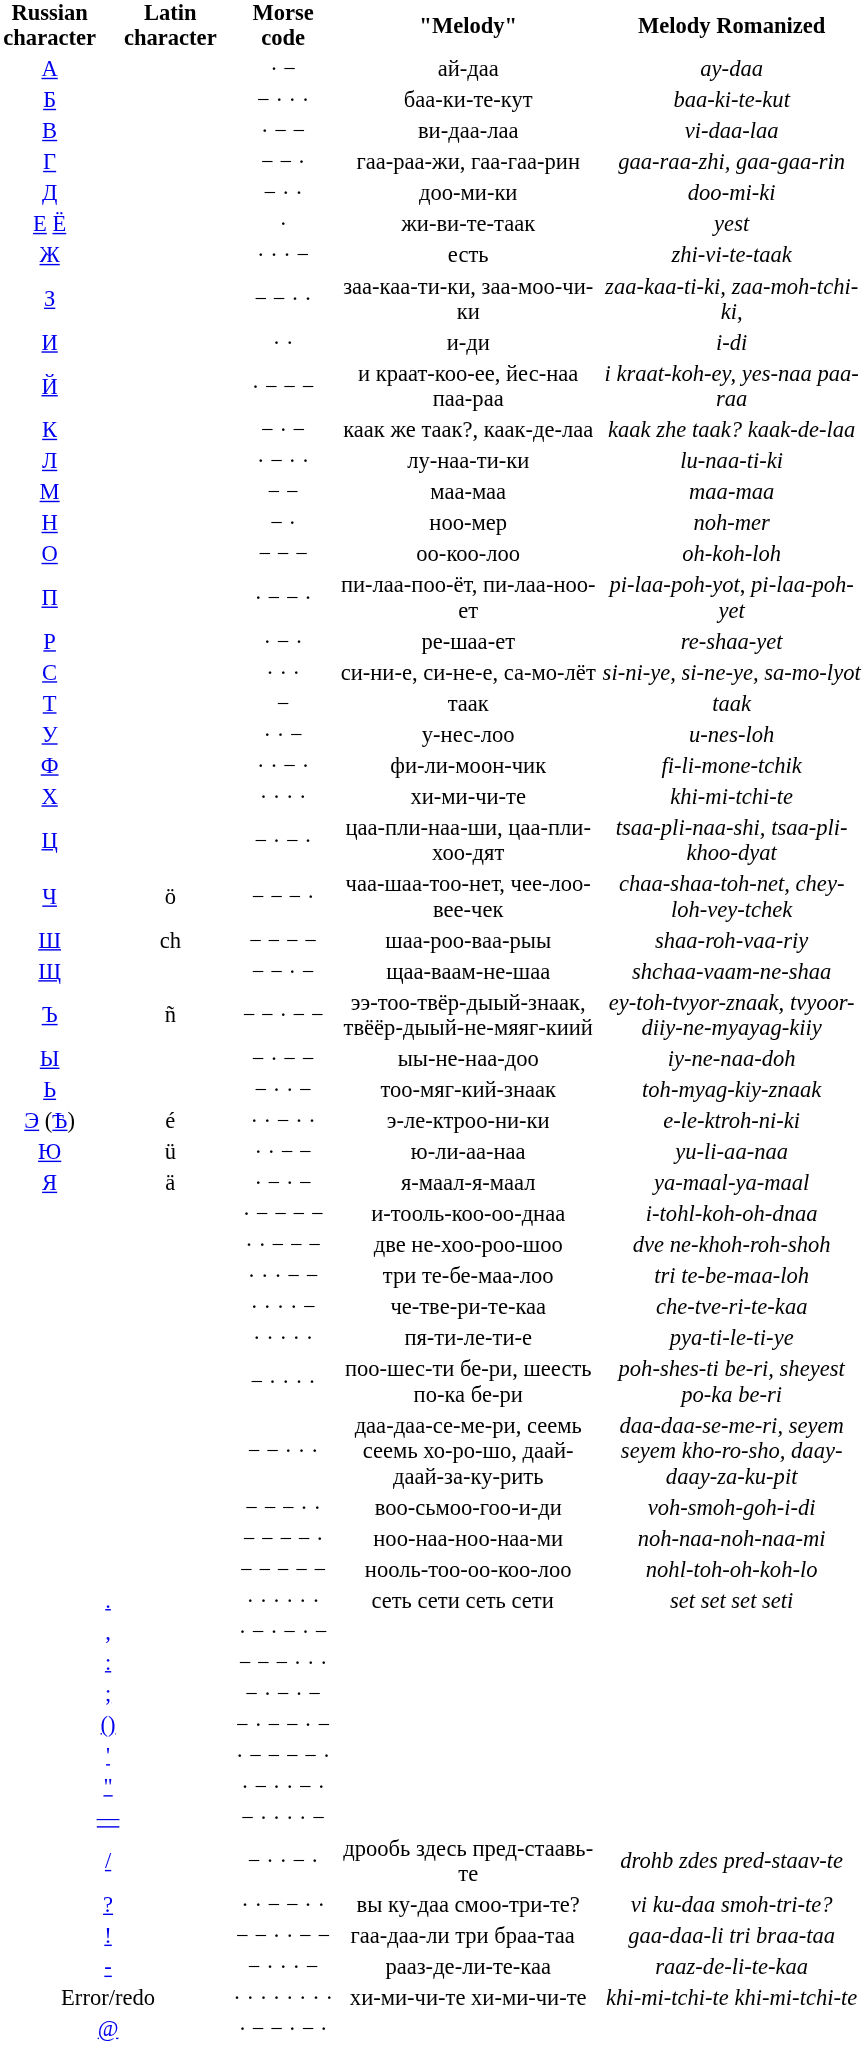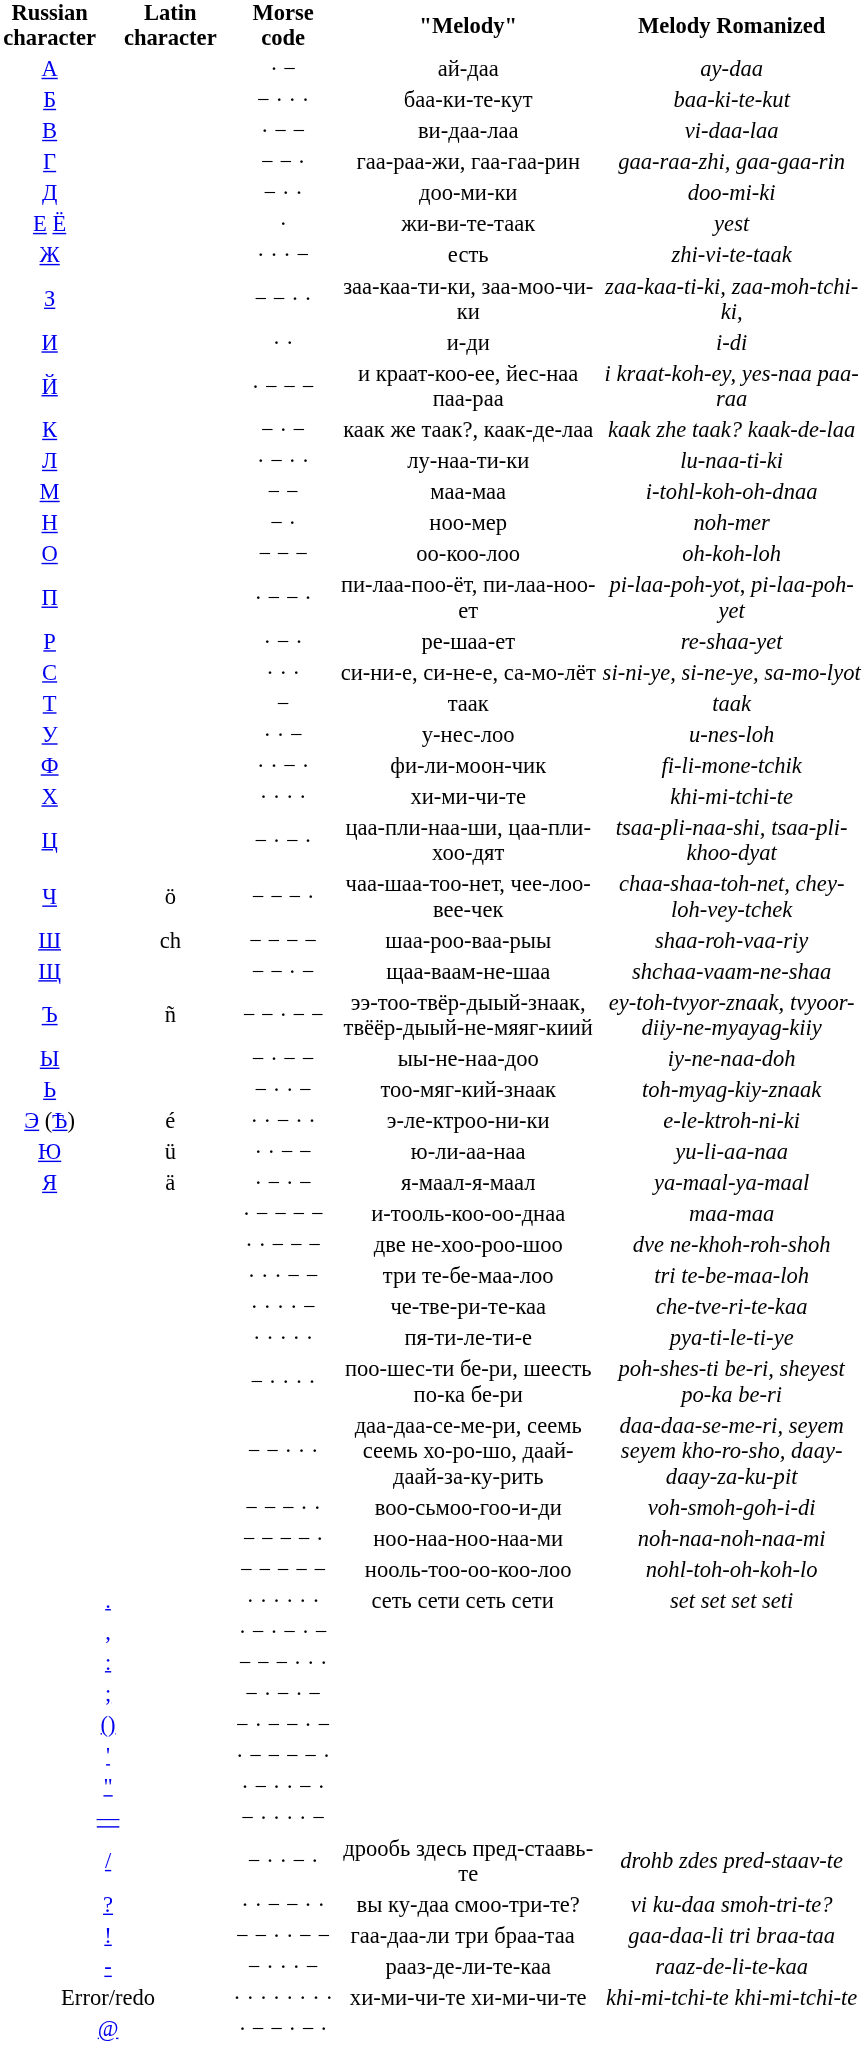(732, 492) maa-maa -> (732, 492) i-tohl-koh-oh-dnaa
(732, 1214) i-tohl-koh-oh-dnaa -> (732, 1214) maa-maa
